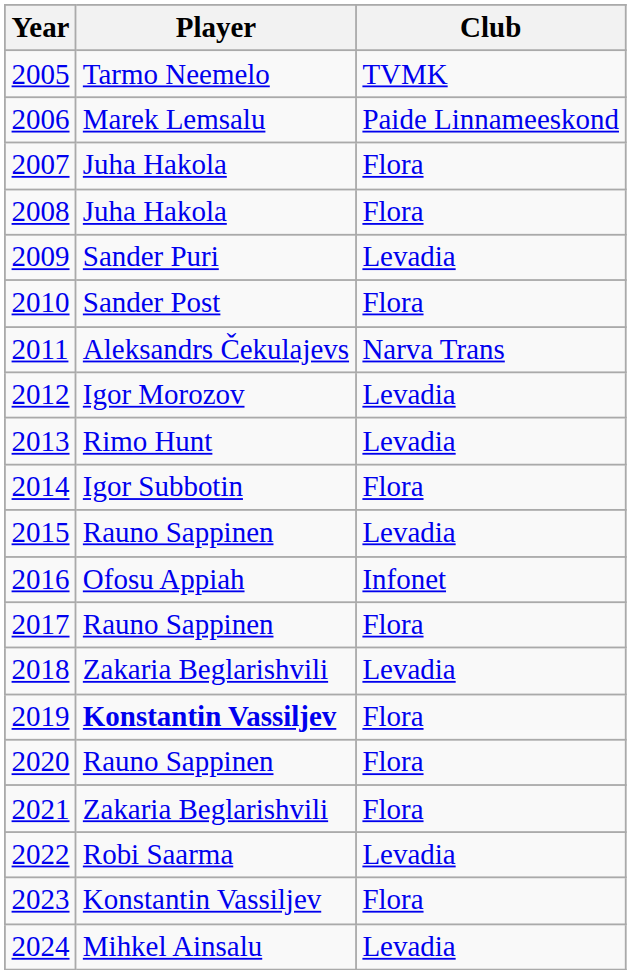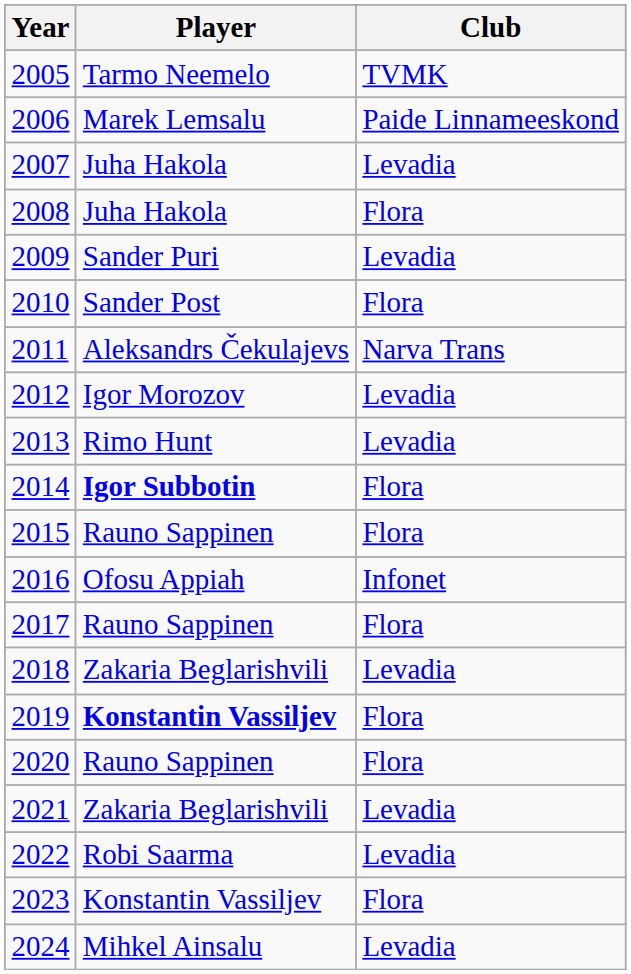(393, 165) Flora -> (409, 165) Levadia
(163, 486) normal -> (169, 486) bold
(409, 532) Levadia -> (393, 532) Flora
(393, 808) Flora -> (409, 808) Levadia
